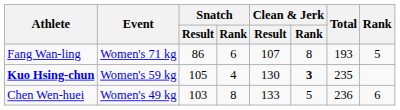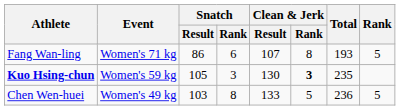(233, 75) 4 -> (233, 75) 3
(377, 95) 6 -> (377, 95) 5
